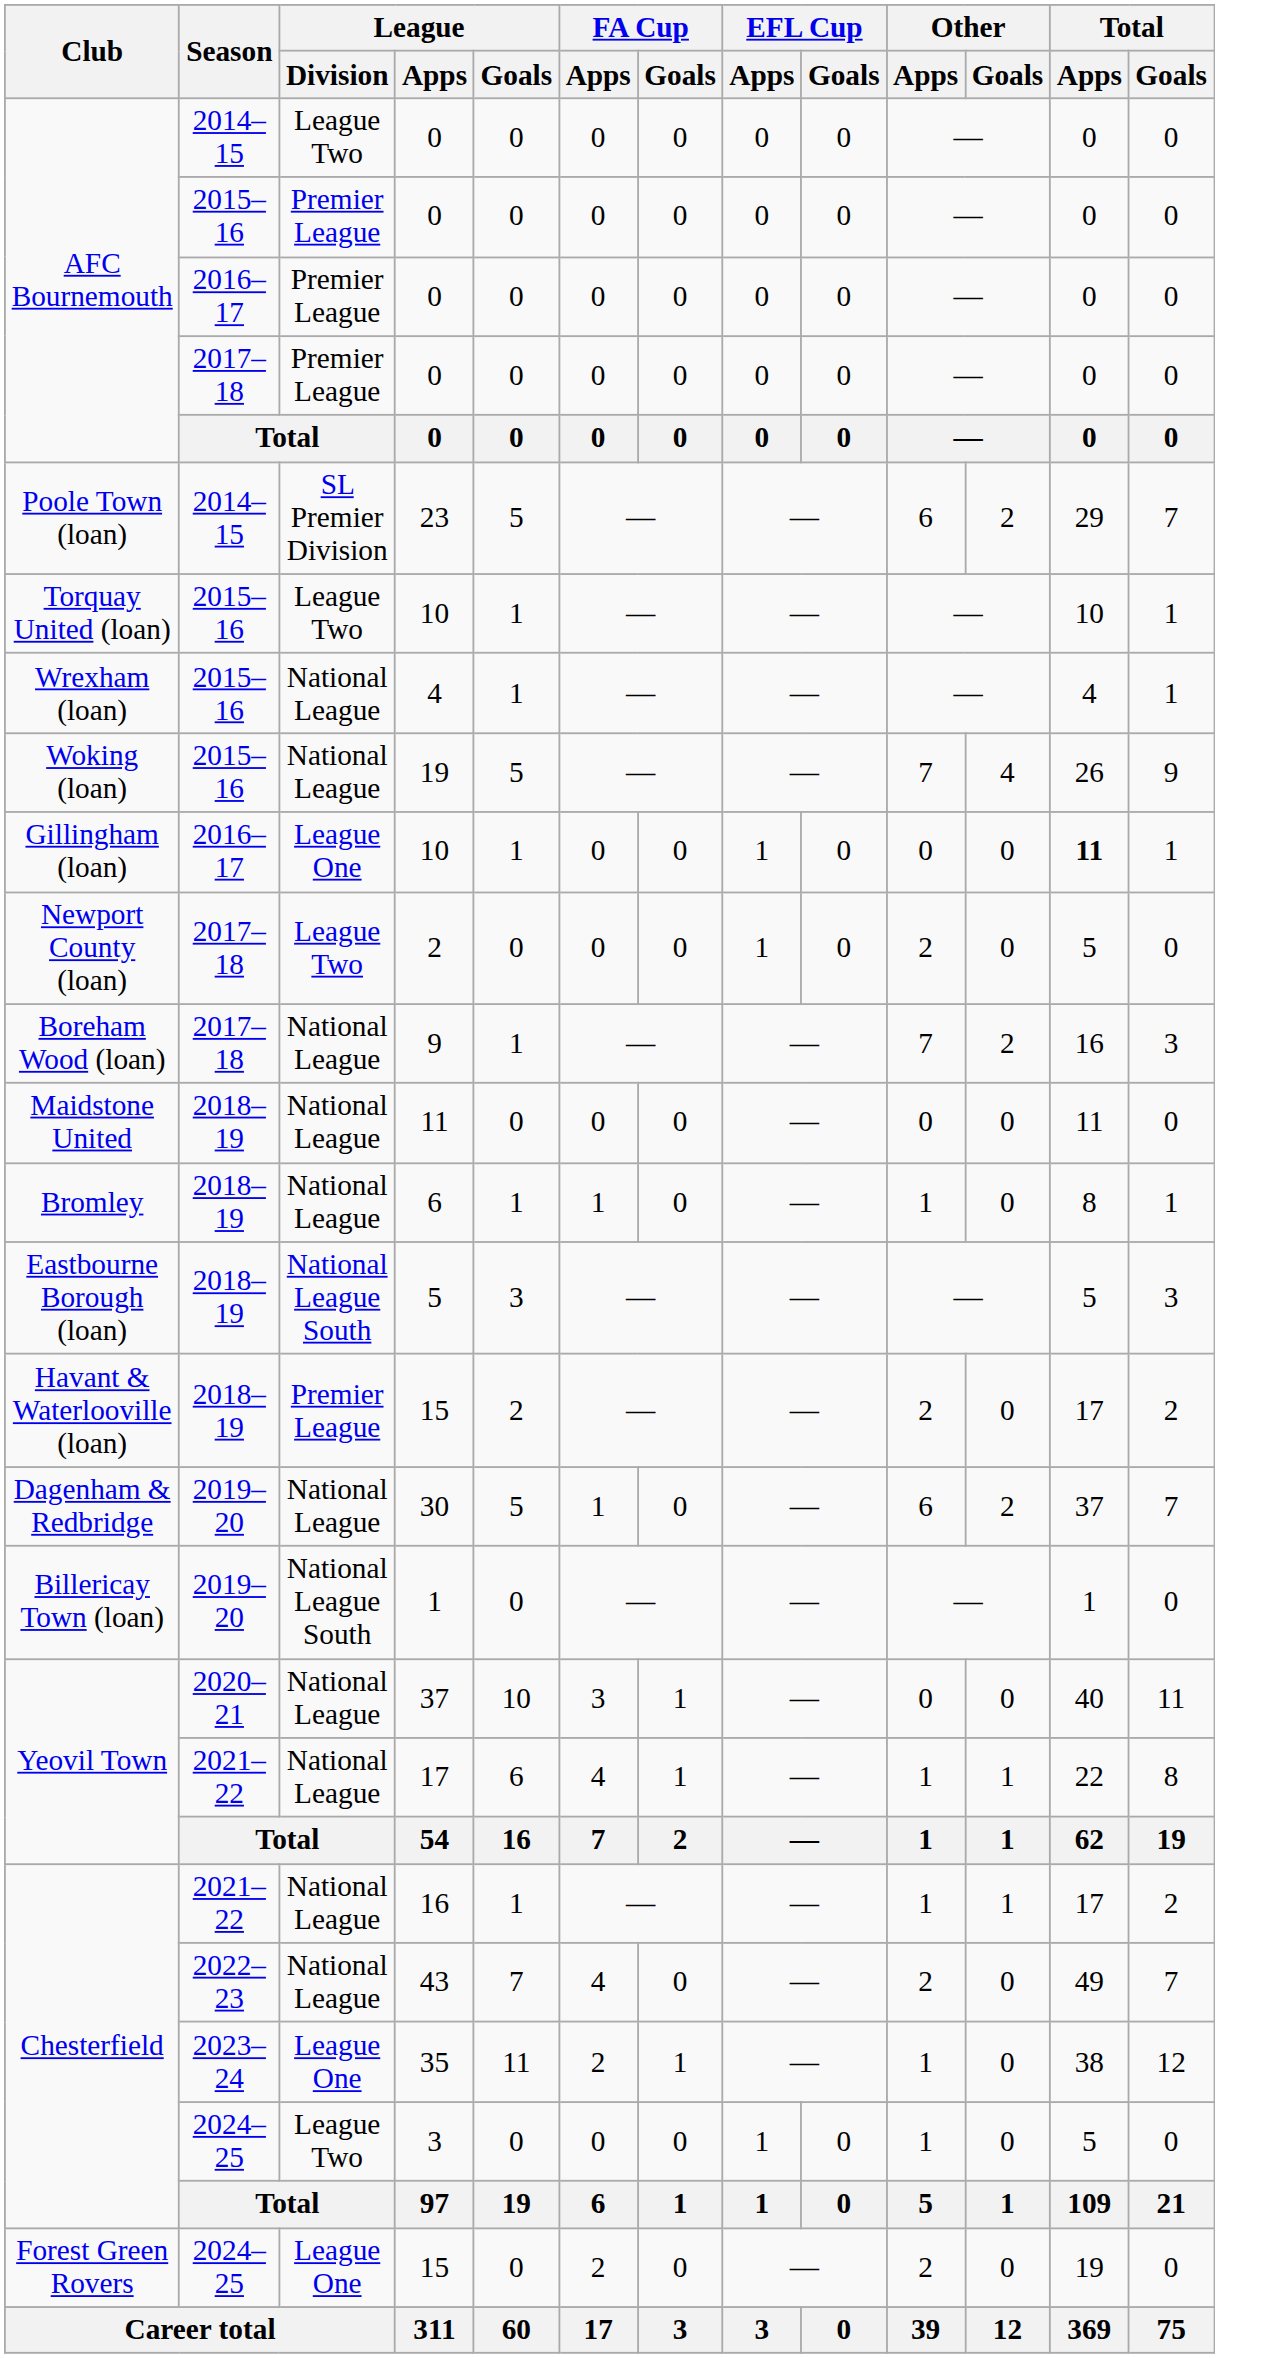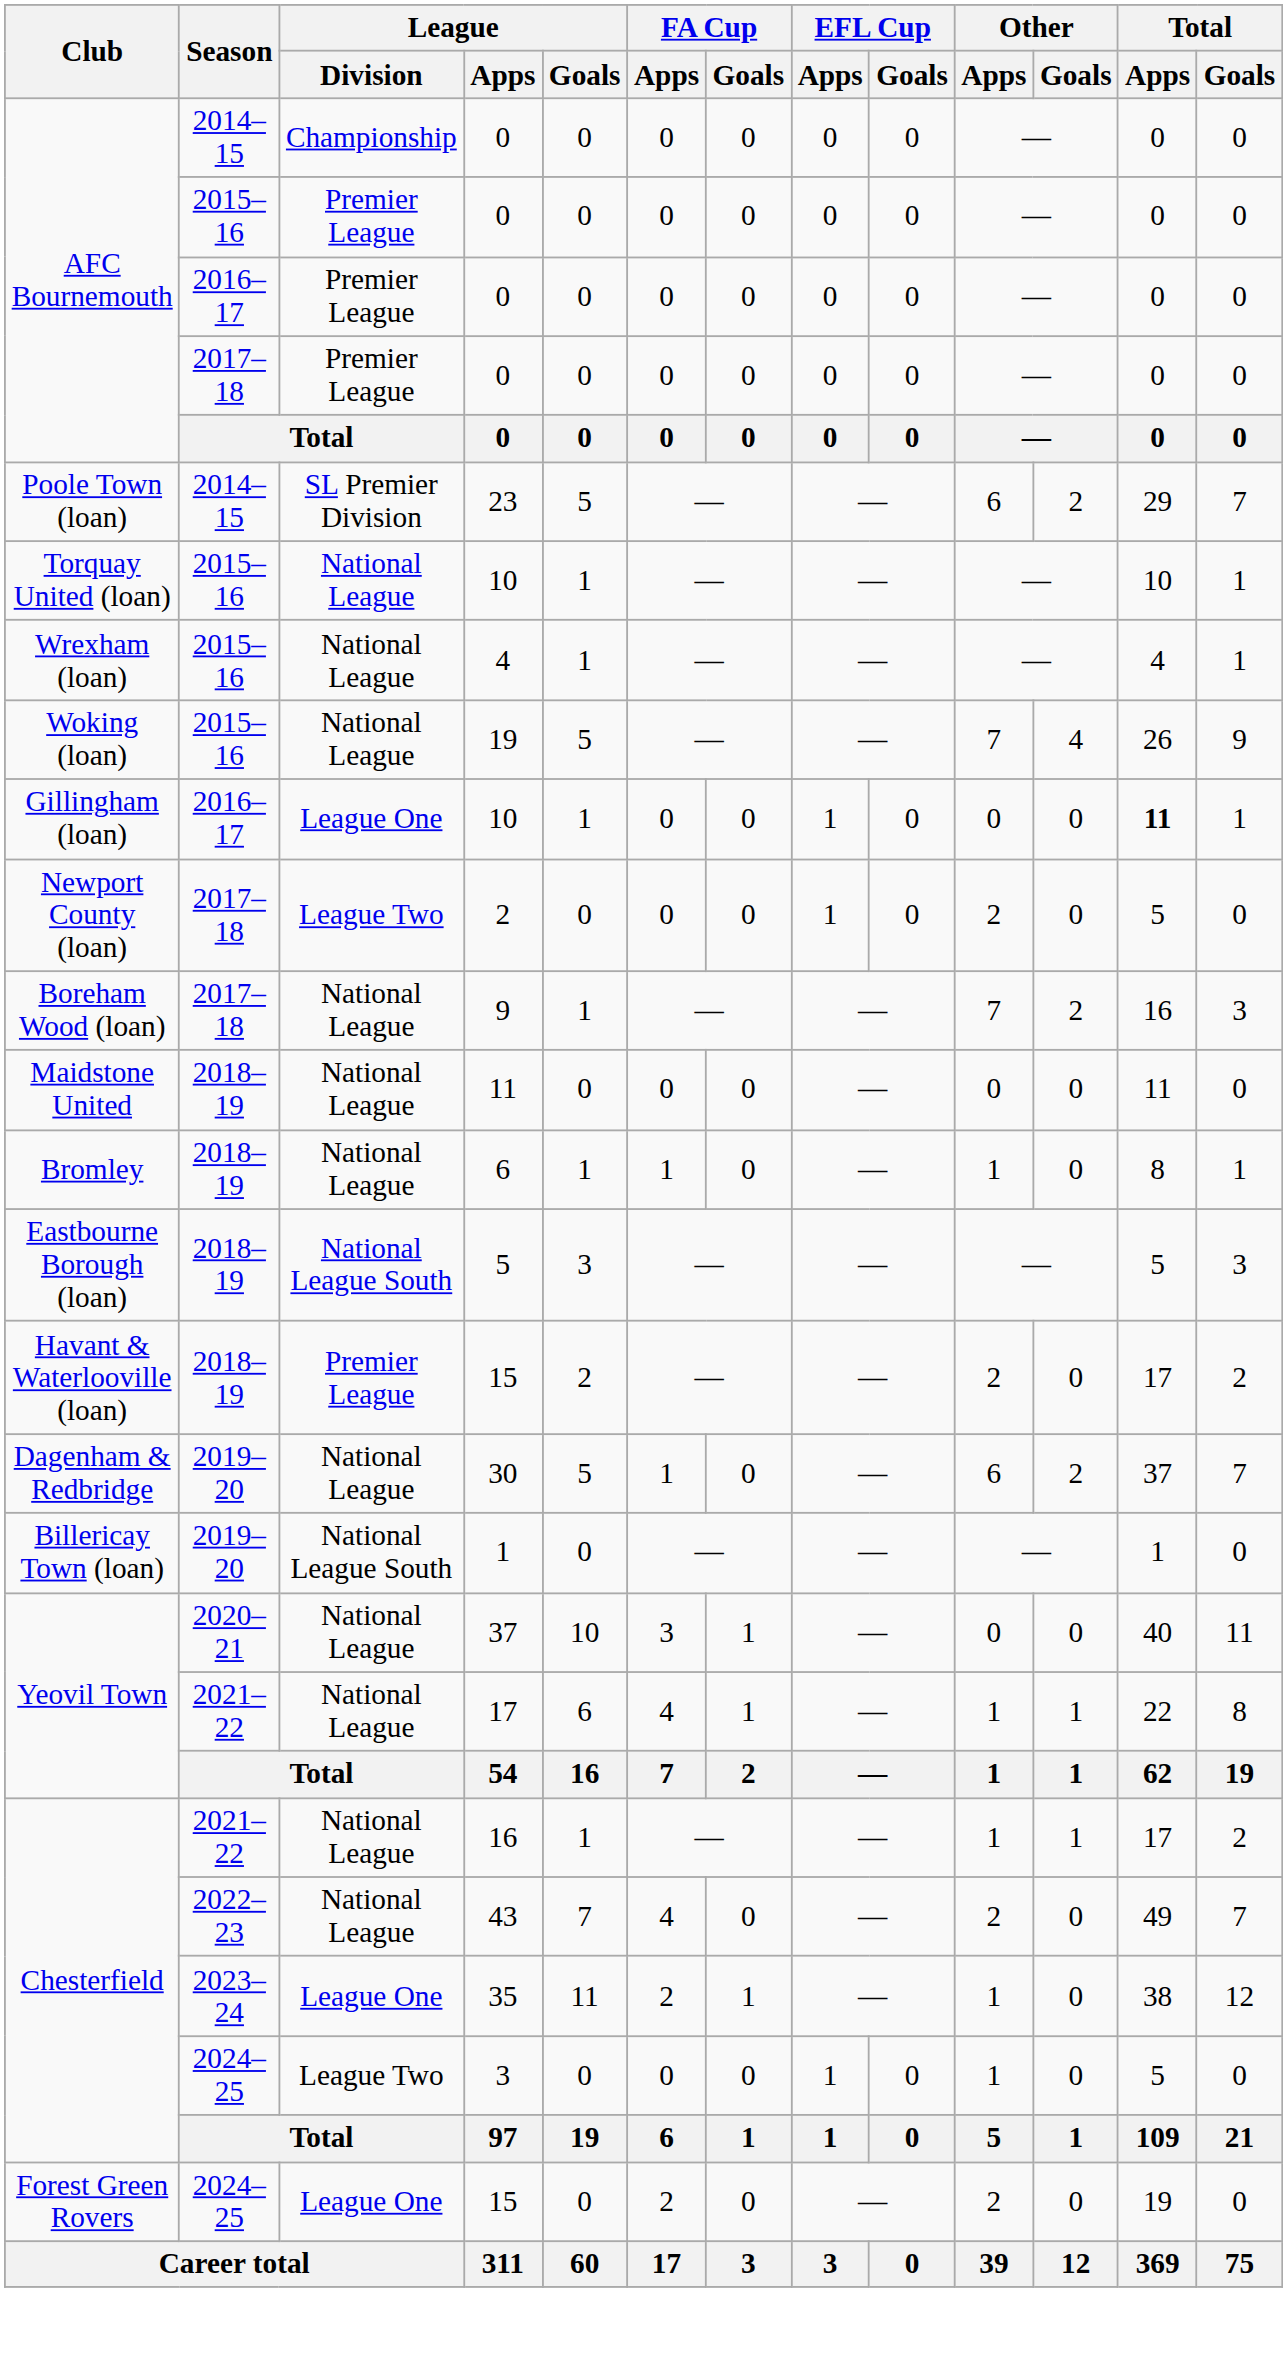(337, 137) League Two -> (371, 137) Championship
(337, 613) League Two -> (371, 580) National League
